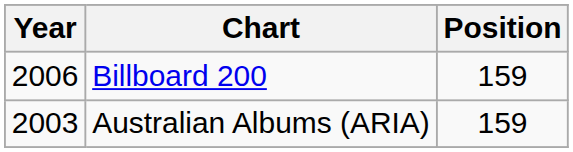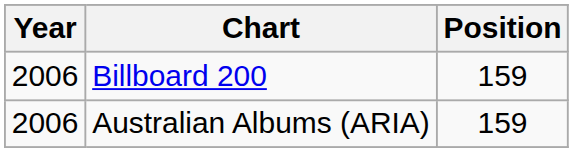(45, 123) 2003 -> (45, 123) 2006
